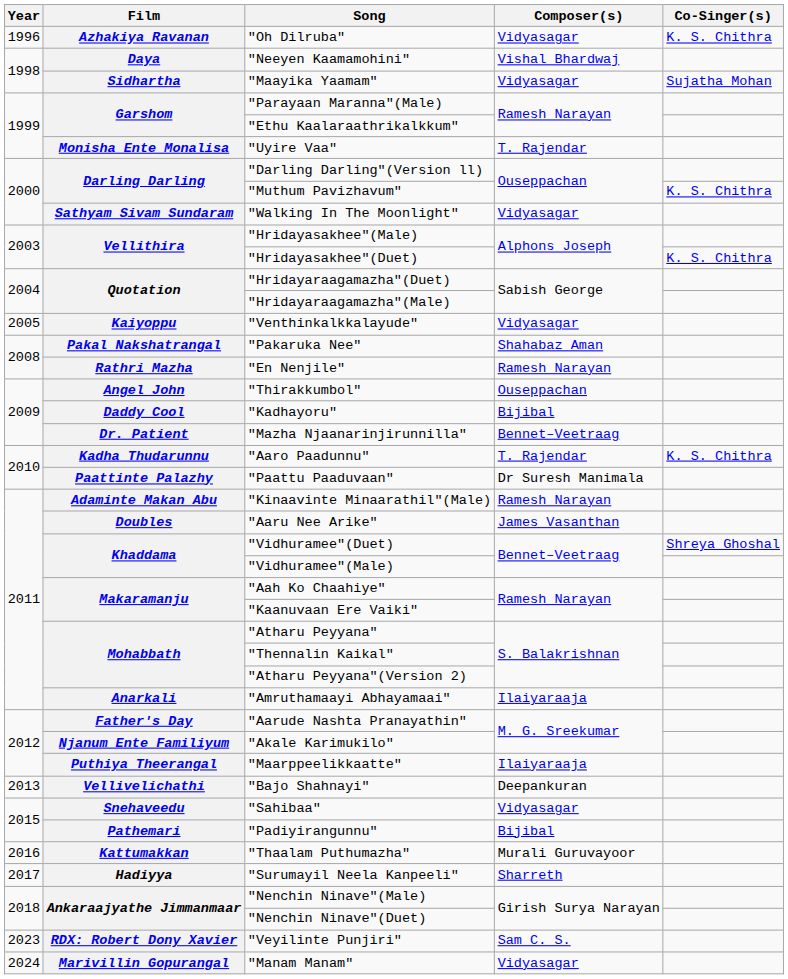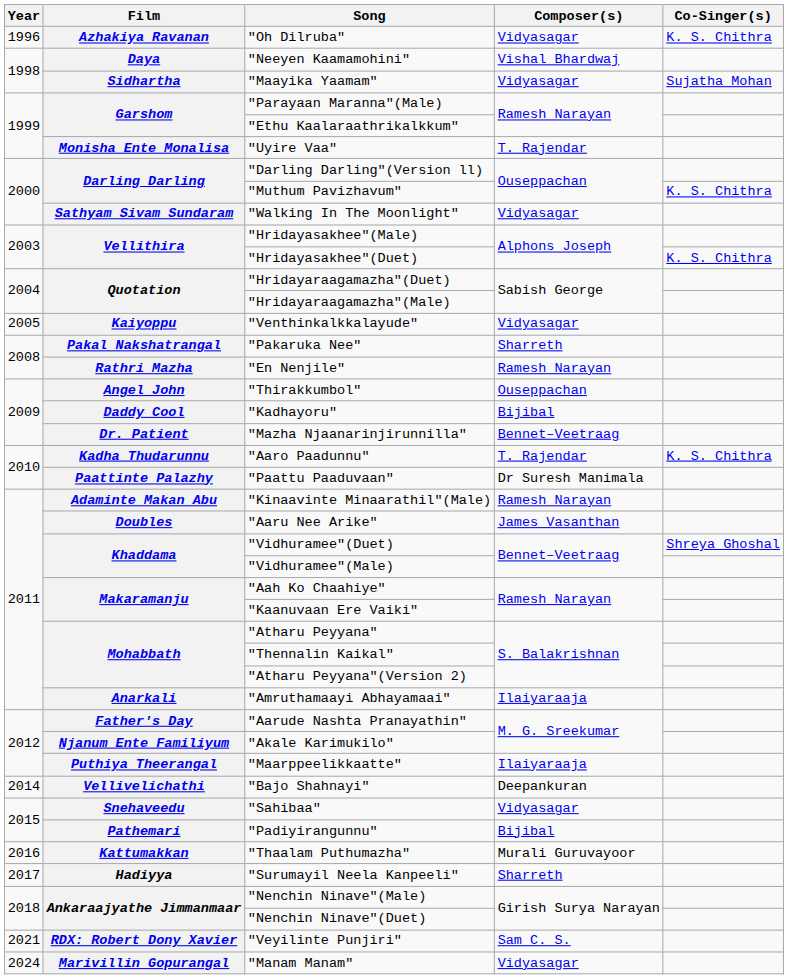(550, 346) Shahabaz Aman -> (530, 346) Sharreth
(24, 787) 2013 -> (24, 787) 2014
(24, 941) 2023 -> (24, 941) 2021
